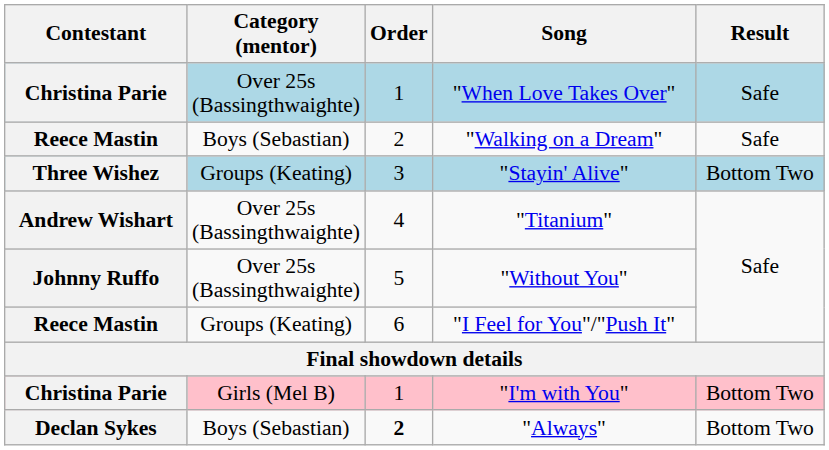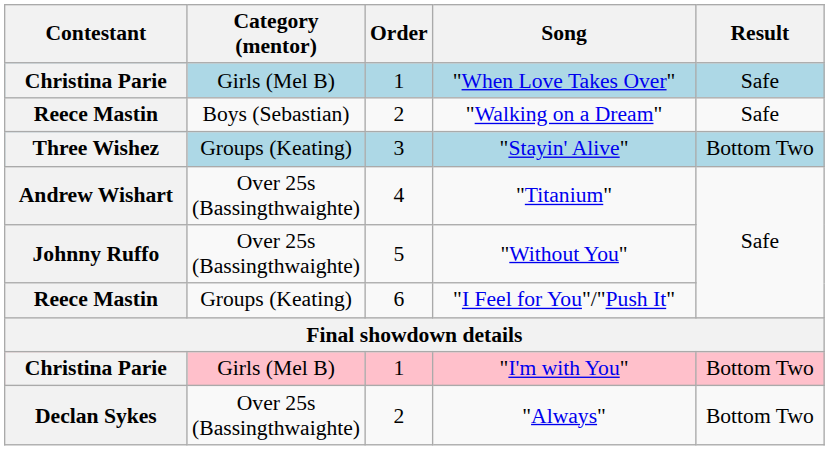(276, 92) Over 25s (Bassingthwaighte) -> (276, 80) Girls (Mel B)
(276, 427) Boys (Sebastian) -> (276, 414) Over 25s (Bassingthwaighte)
(399, 427) bold -> (399, 414) normal
